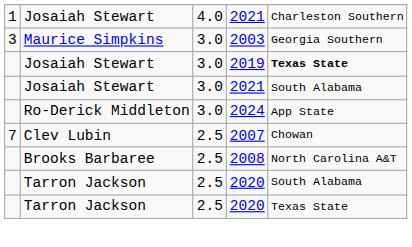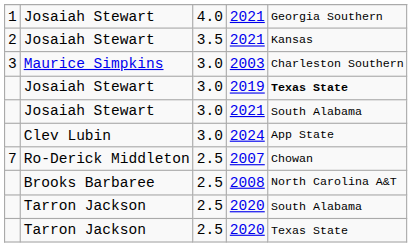(337, 16) Charleston Southern -> (327, 16) Georgia Southern
+ row: (12, 40)
(327, 40) Georgia Southern -> (337, 64) Charleston Southern
(107, 111) Ro-Derick Middleton -> (67, 135) Clev Lubin
(67, 135) Clev Lubin -> (107, 159) Ro-Derick Middleton
